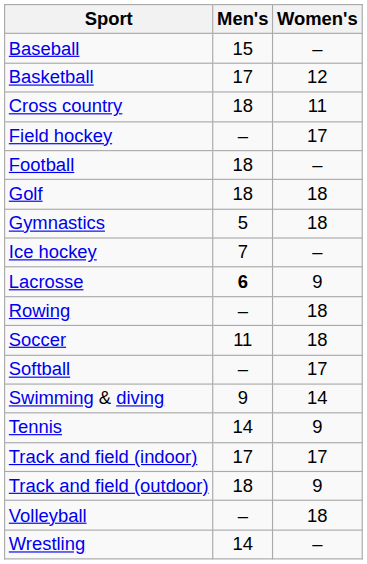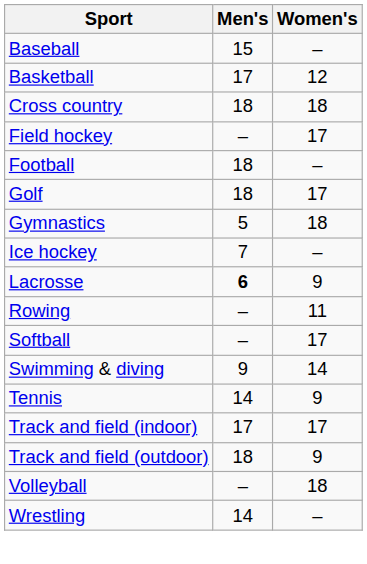(317, 106) 11 -> (317, 106) 18
(317, 194) 18 -> (317, 194) 17
(317, 310) 18 -> (317, 310) 11
- row: (37, 340)
